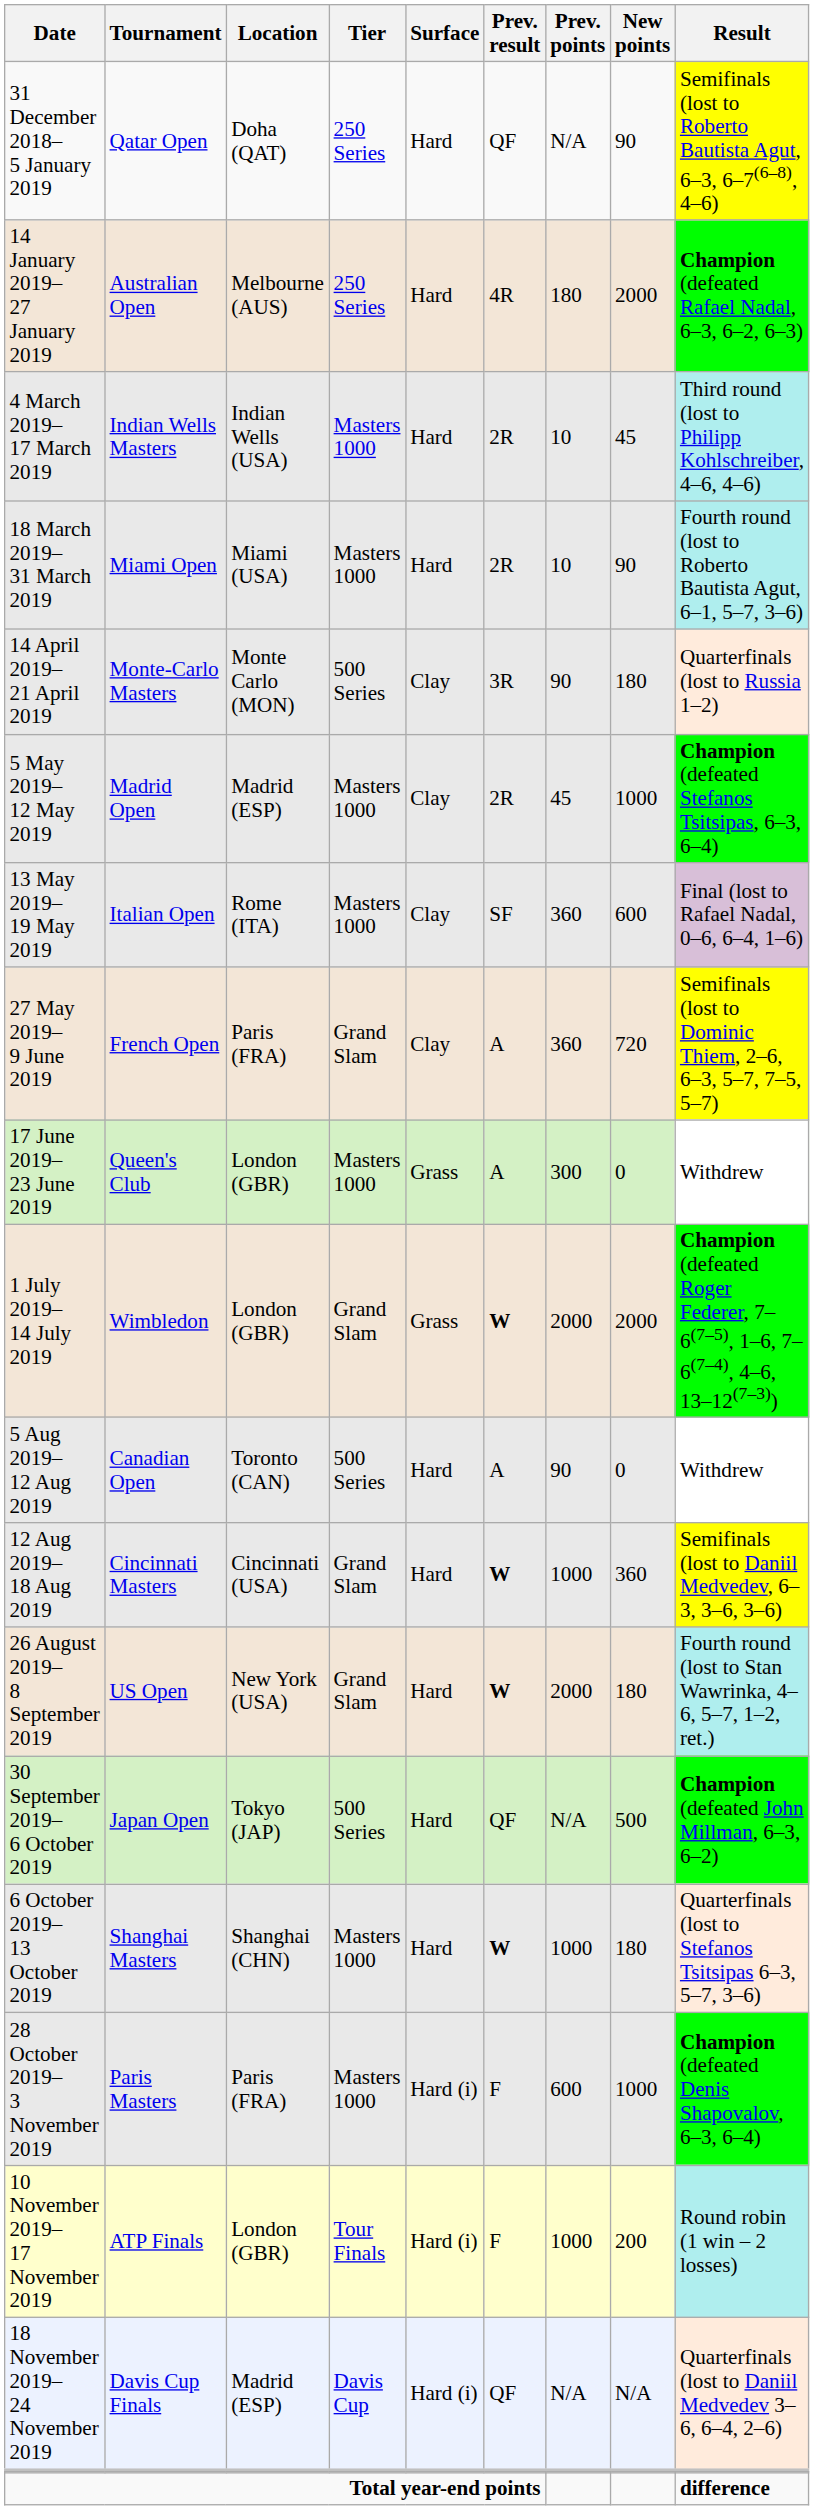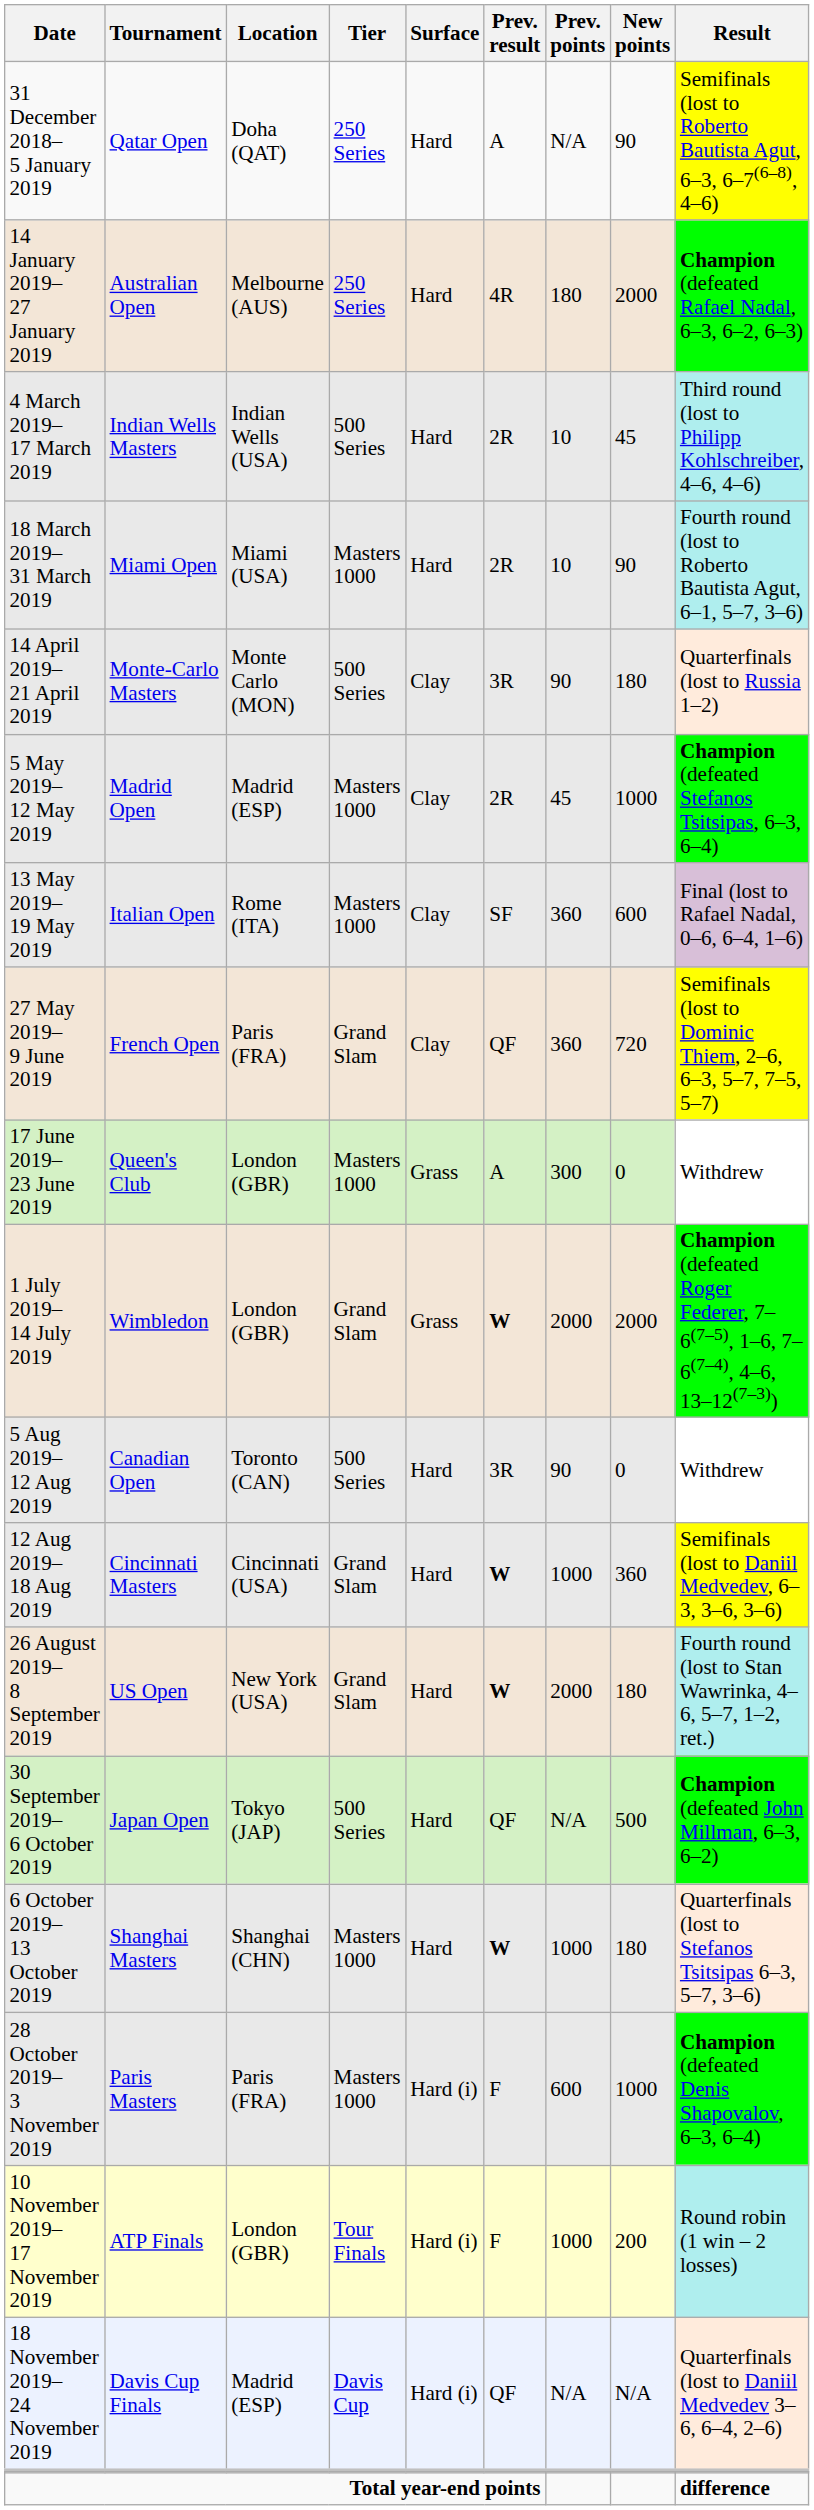(503, 140) QF -> (497, 140) A
(367, 436) Masters 1000 -> (359, 436) 500 Series
(497, 1043) A -> (503, 1043) QF
(497, 1469) A -> (501, 1469) 3R
